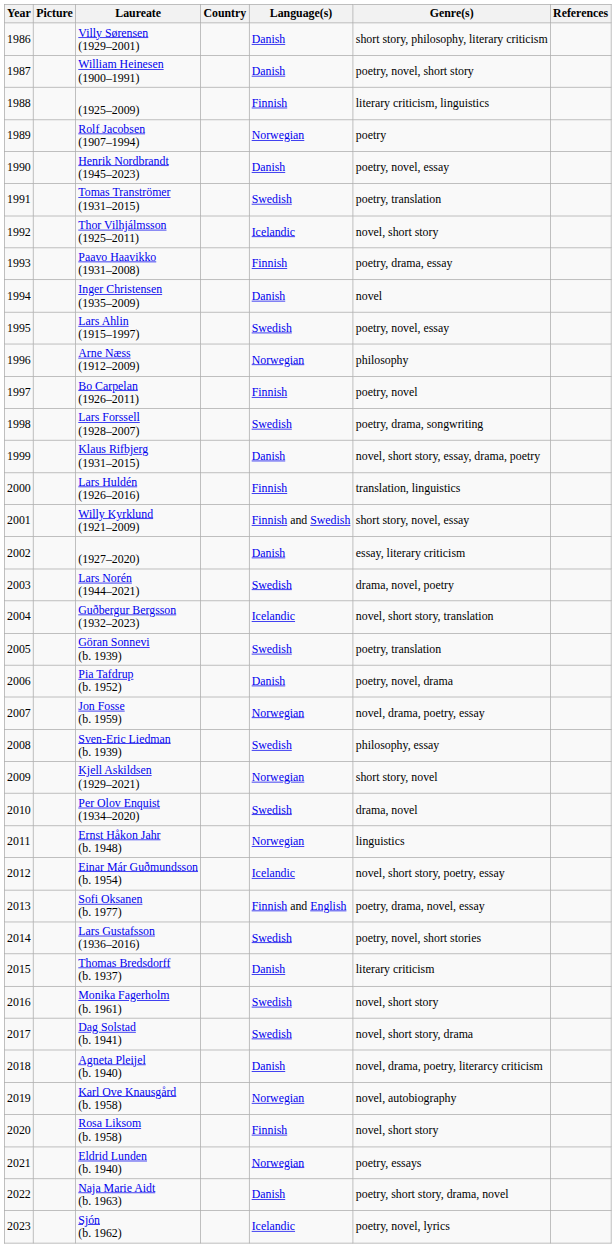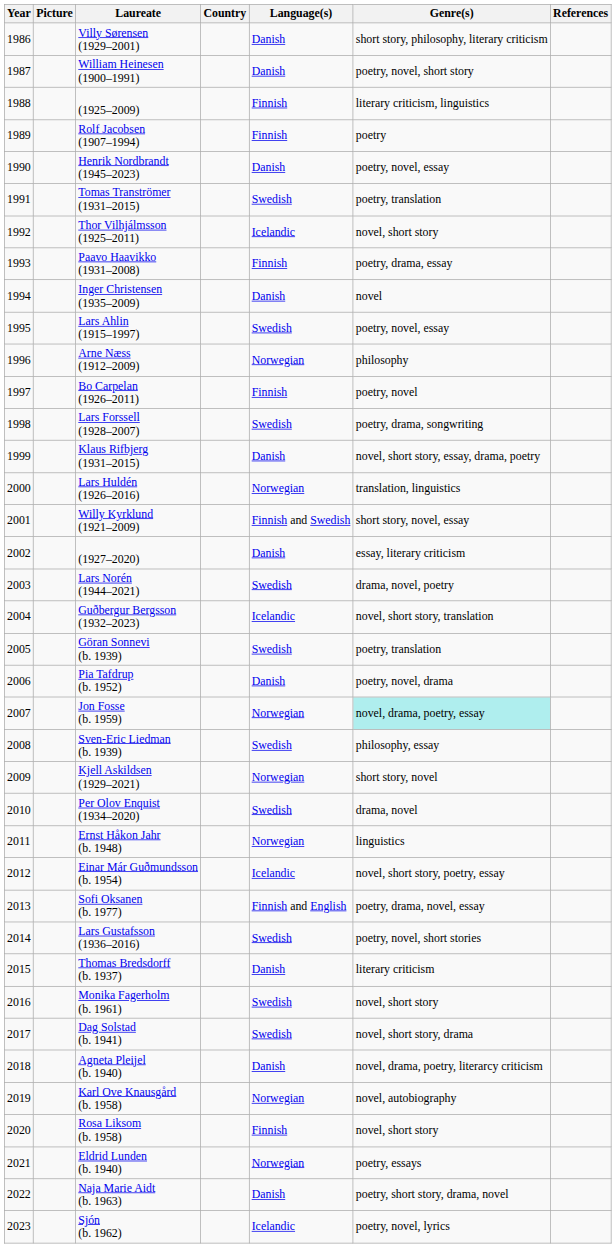(278, 135) Norwegian -> (269, 135) Finnish
(269, 488) Finnish -> (278, 488) Norwegian
(420, 713) no background -> (420, 713) paleturquoise background
